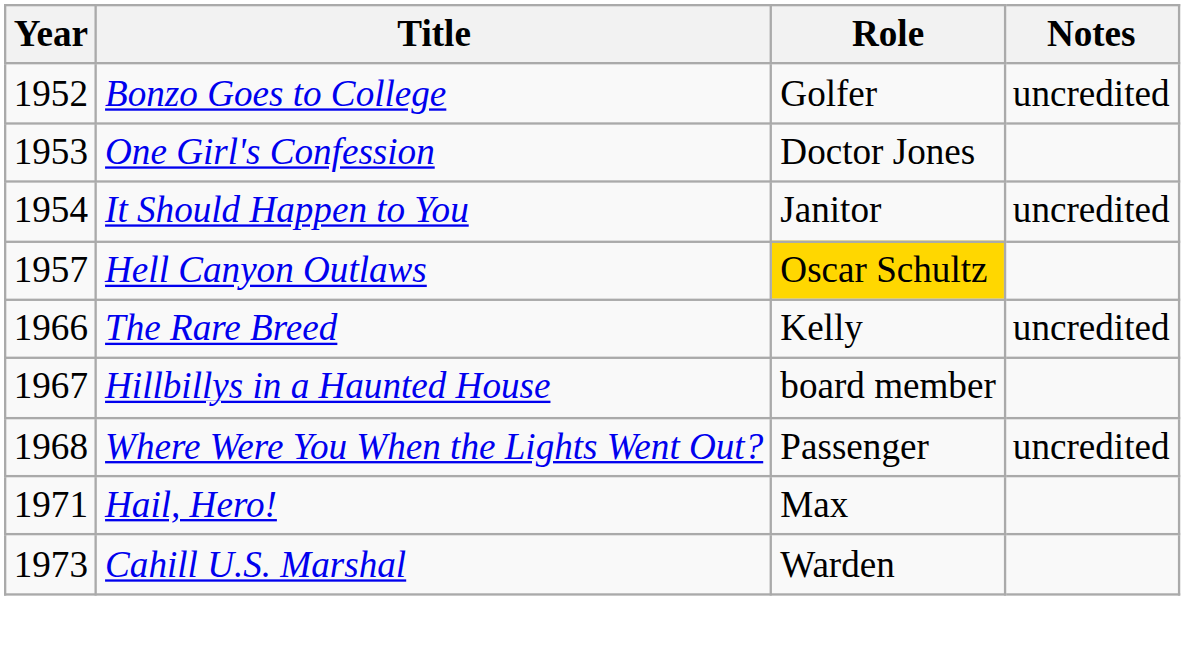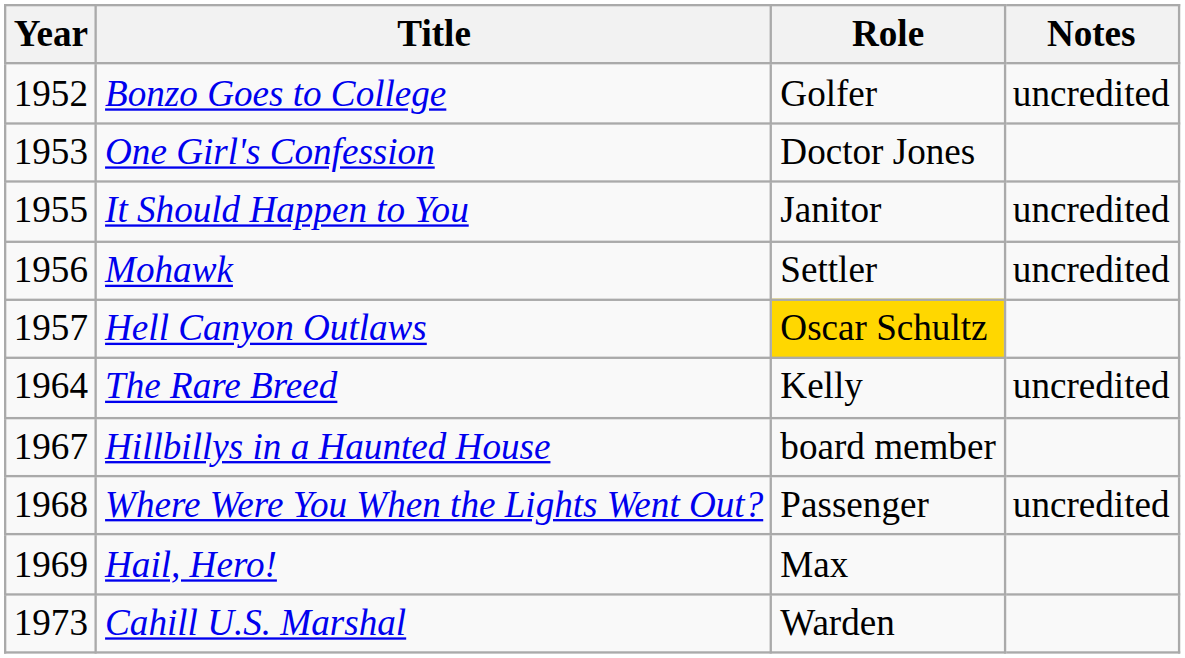(51, 210) 1954 -> (51, 210) 1955
+ row: (169, 269)
(51, 328) 1966 -> (51, 387) 1964
(51, 504) 1971 -> (51, 563) 1969
